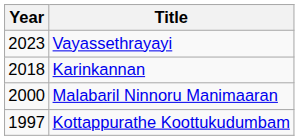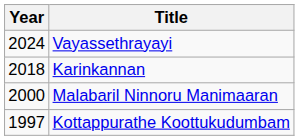(27, 43) 2023 -> (27, 43) 2024
